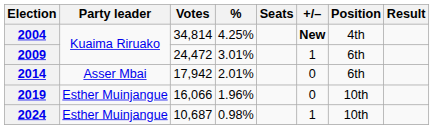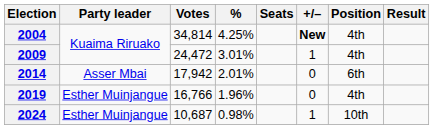(356, 54) 6th -> (356, 54) 4th
(193, 94) 16,066 -> (193, 94) 16,766
(356, 94) 10th -> (356, 94) 4th
